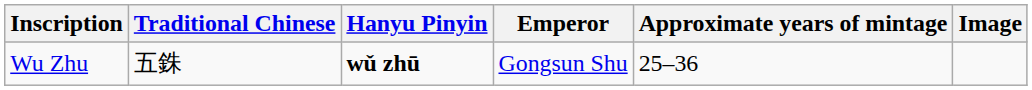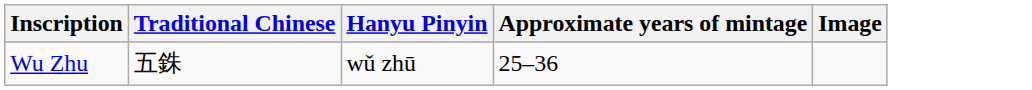- column: (563, 23)
(383, 63) bold -> (381, 63) normal
